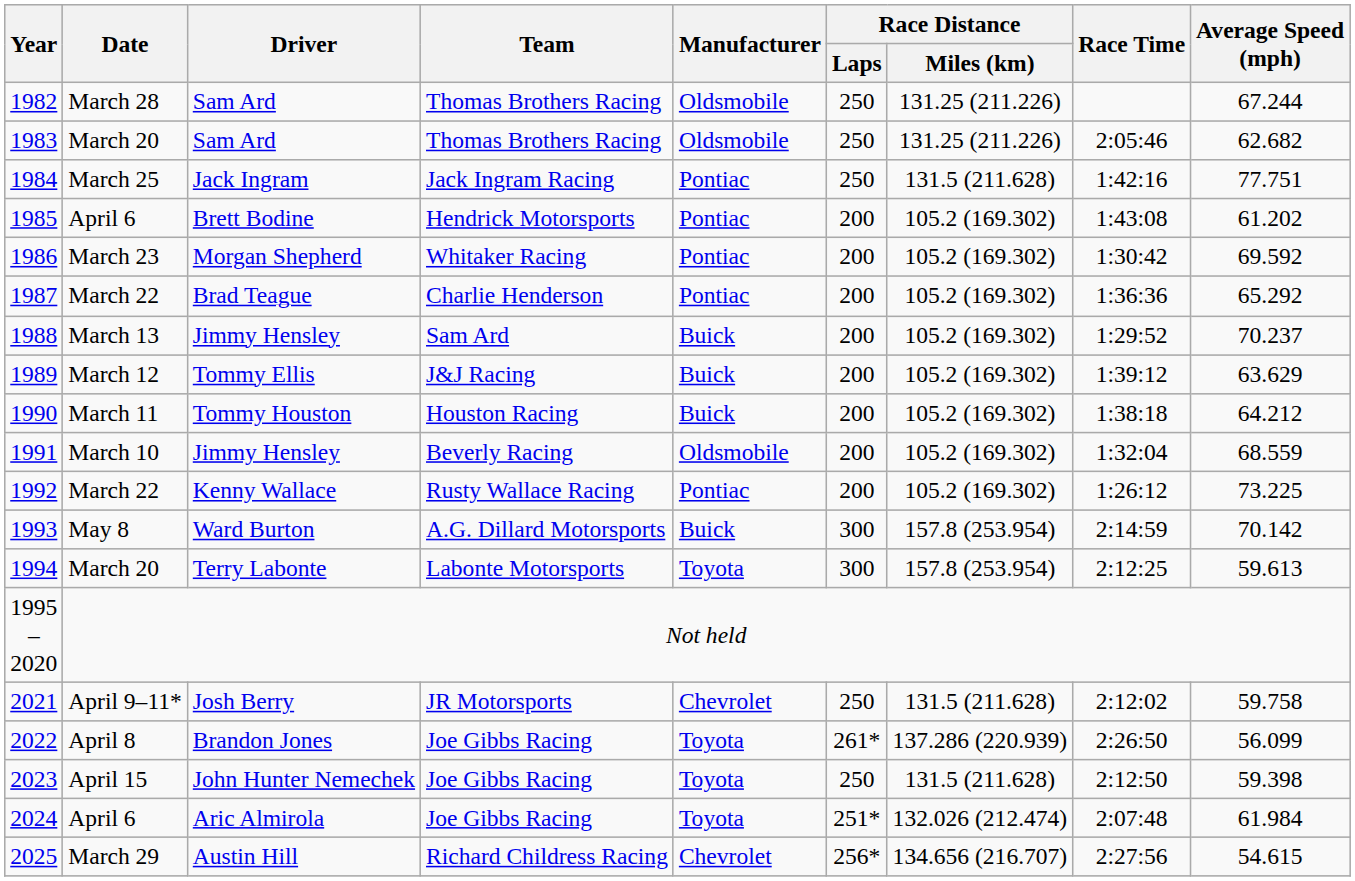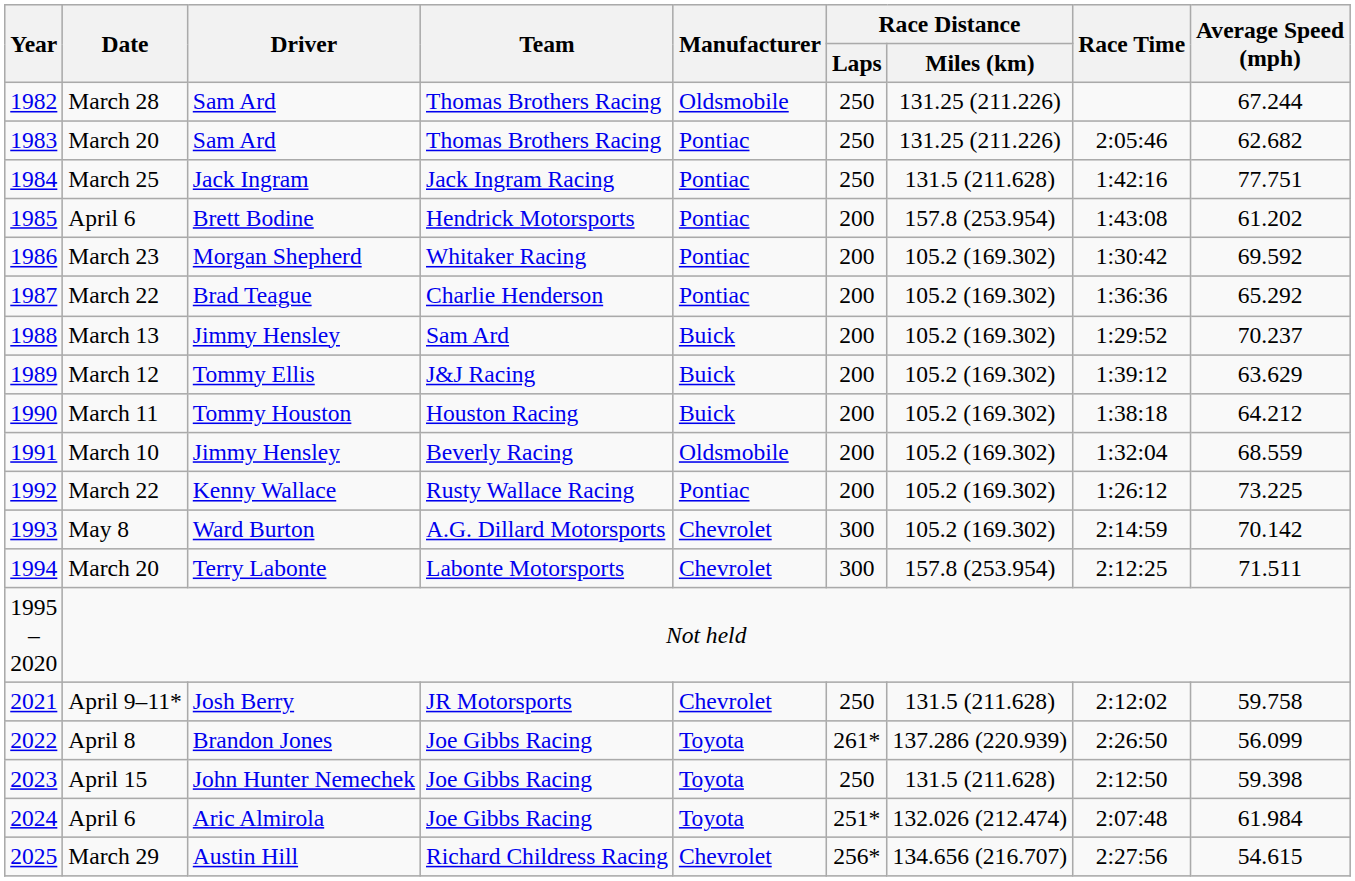(734, 140) Oldsmobile -> (714, 140) Pontiac
(980, 218) 105.2 (169.302) -> (980, 218) 157.8 (253.954)
(707, 529) Buick -> (725, 529) Chevrolet
(980, 529) 157.8 (253.954) -> (980, 529) 105.2 (169.302)
(711, 567) Toyota -> (725, 567) Chevrolet
(1270, 567) 59.613 -> (1270, 567) 71.511
